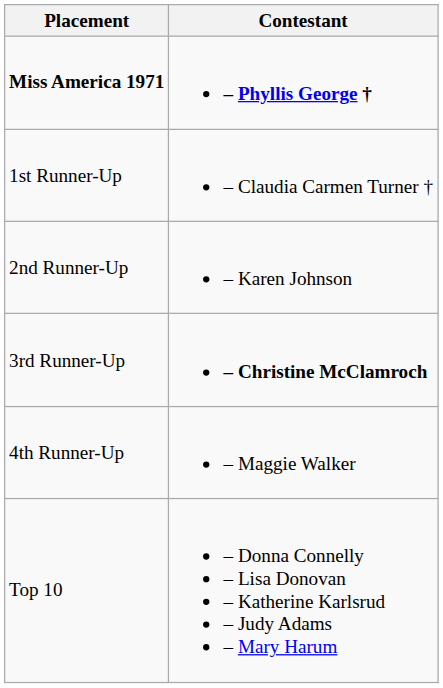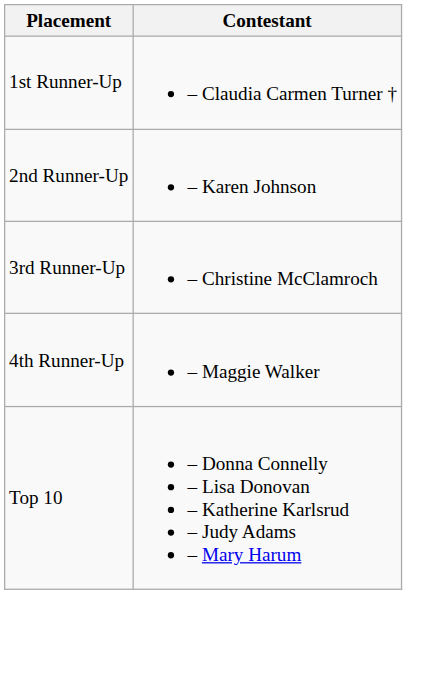- row: (87, 82)
(303, 372) bold -> (267, 279) normal
